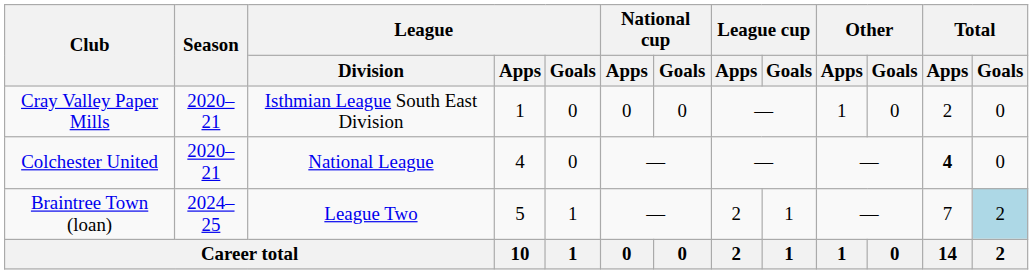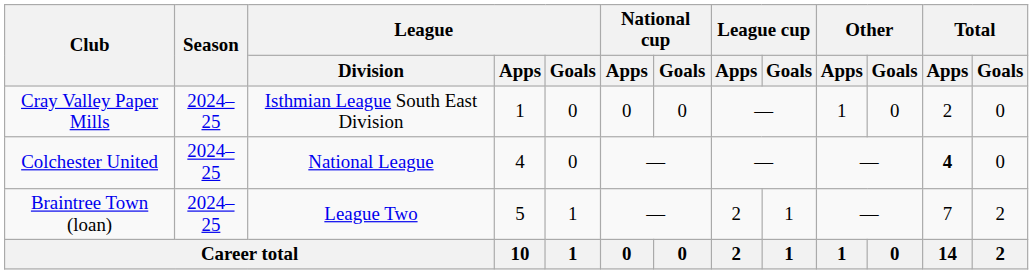(211, 111) 2020–21 -> (211, 111) 2024–25
(211, 162) 2020–21 -> (211, 162) 2024–25
(1000, 213) lightblue background -> (1000, 213) no background
